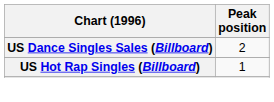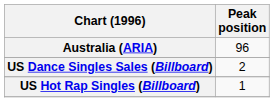+ row: (110, 47)
